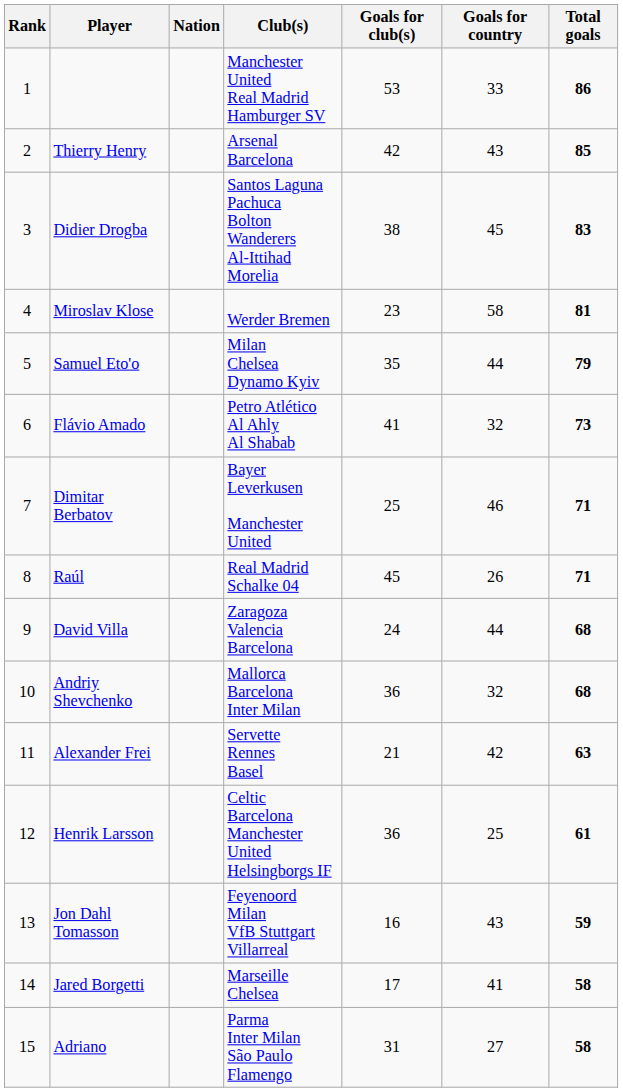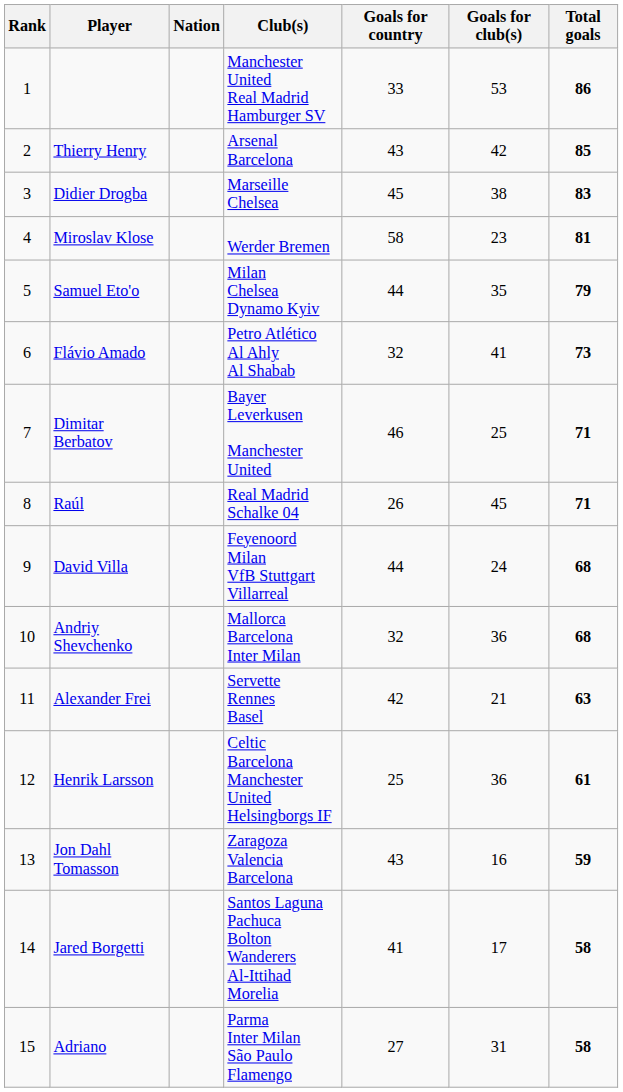columns swapped: (495, 26) <-> (392, 26)
(275, 230) Santos Laguna Pachuca Bolton Wanderers Al-Ittihad Morelia -> (258, 194) Marseille Chelsea
(260, 629) Zaragoza Valencia Barcelona -> (271, 566) Feyenoord Milan VfB Stuttgart Villarreal
(271, 923) Feyenoord Milan VfB Stuttgart Villarreal -> (260, 859) Zaragoza Valencia Barcelona
(258, 985) Marseille Chelsea -> (275, 948) Santos Laguna Pachuca Bolton Wanderers Al-Ittihad Morelia
